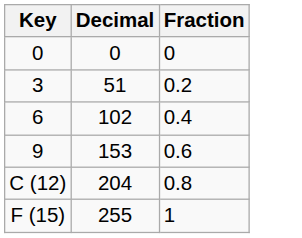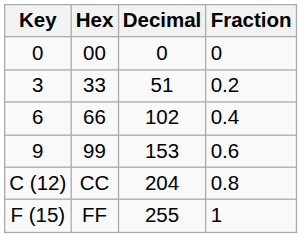+ column: (94, 20)
